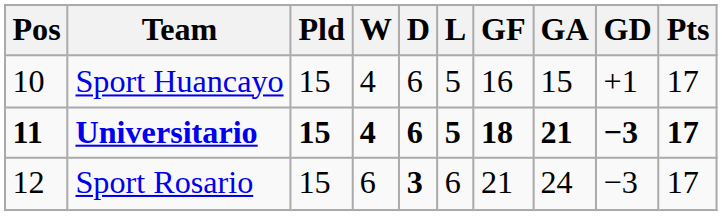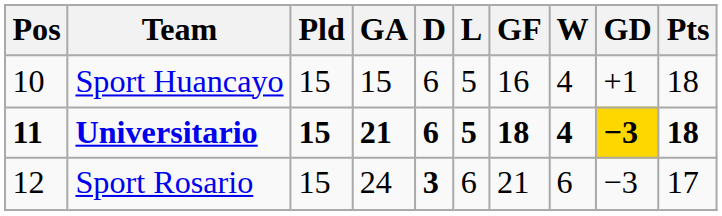columns swapped: (376, 30) <-> (565, 30)
(683, 81) 17 -> (683, 81) 18
(621, 132) no background -> (621, 132) gold background
(683, 132) 17 -> (683, 132) 18
